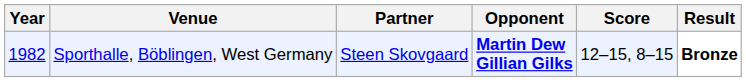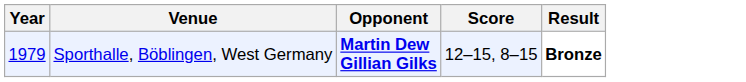- column: (404, 18)
(27, 54) 1982 -> (27, 54) 1979
